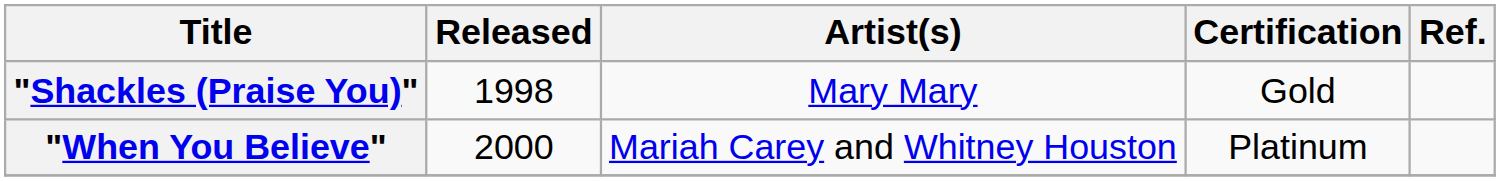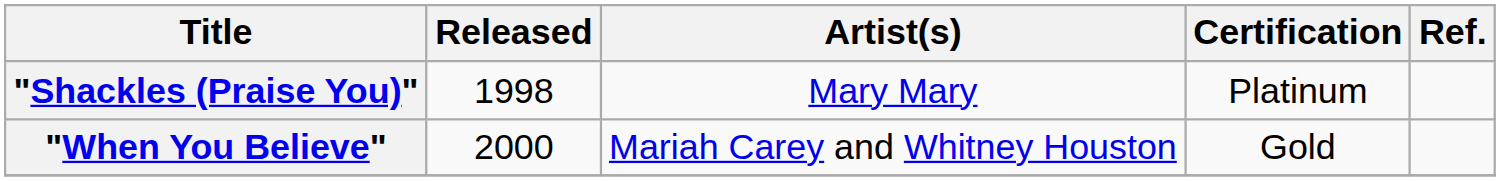(1298, 89) Gold -> (1298, 89) Platinum
(1298, 146) Platinum -> (1298, 146) Gold
